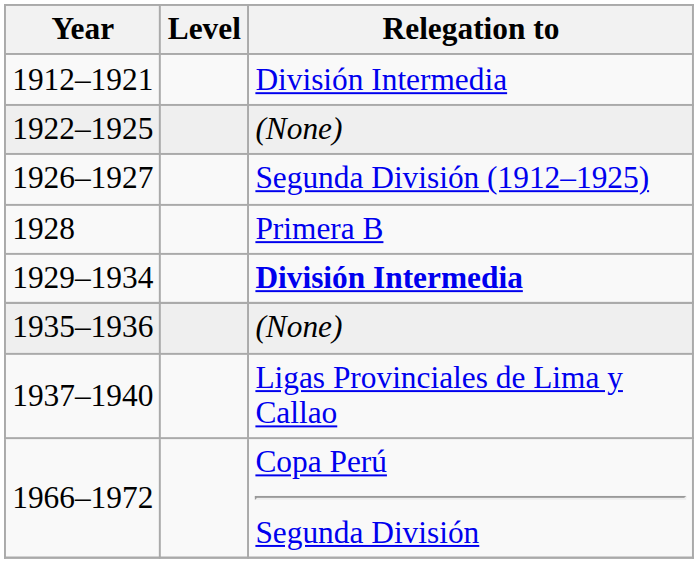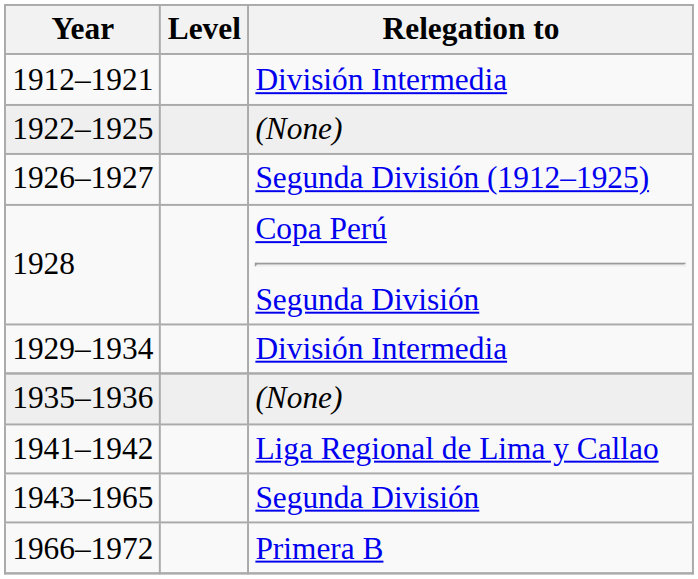(319, 228) Primera B -> (471, 263) Copa Perú Segunda División
(389, 278) bold -> (381, 348) normal
- row: (83, 395)
+ row: (83, 448)
+ row: (83, 497)
(471, 497) Copa Perú Segunda División -> (319, 547) Primera B
